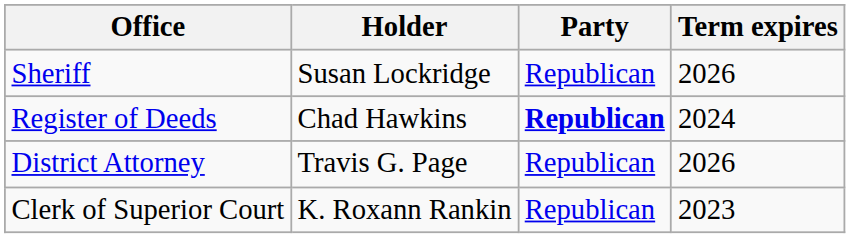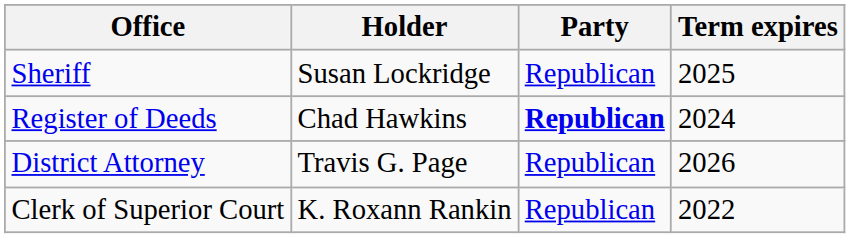(707, 72) 2026 -> (707, 72) 2025
(707, 208) 2023 -> (707, 208) 2022
